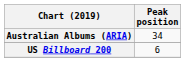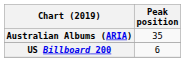(157, 36) 34 -> (157, 36) 35
